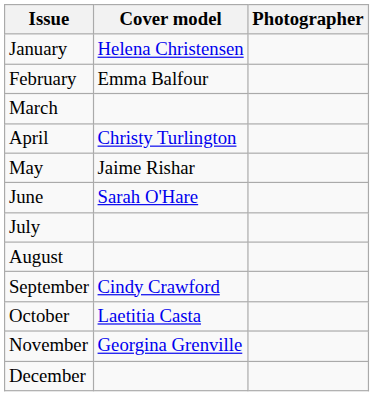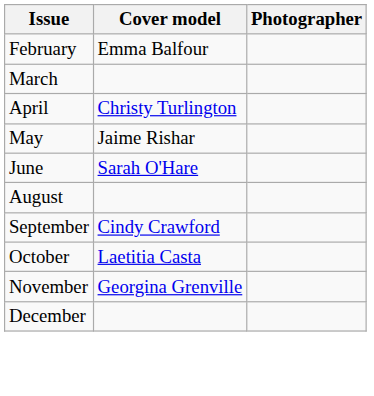- row: (38, 49)
- row: (25, 227)
